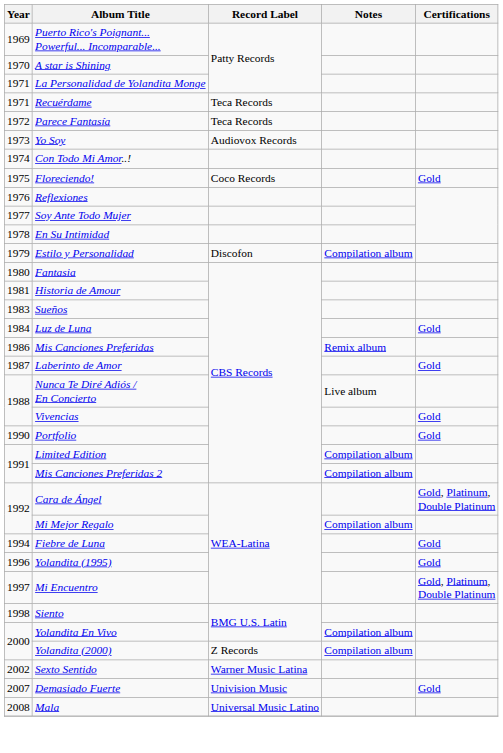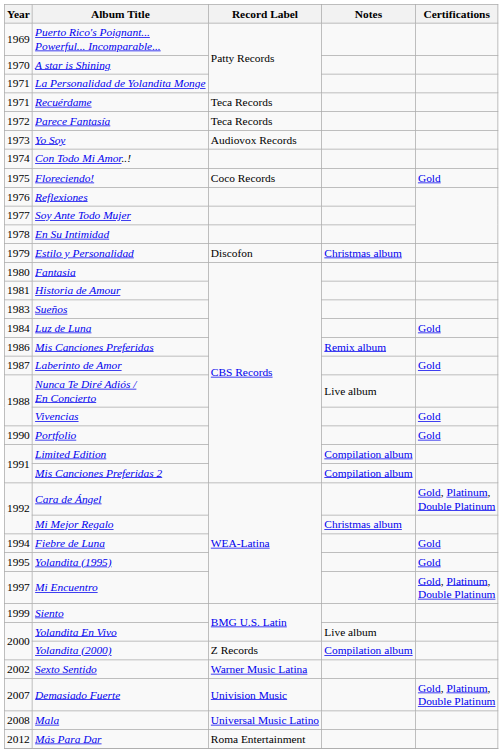(368, 253) Compilation album -> (363, 253) Christmas album
(368, 524) Compilation album -> (363, 524) Christmas album
(18, 562) 1996 -> (18, 562) 1995
(18, 613) 1998 -> (18, 613) 1999
(368, 631) Compilation album -> (350, 631) Live album
(429, 688) Gold -> (457, 695) Gold, Platinum, Double Platinum
+ row: (68, 739)
